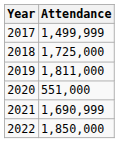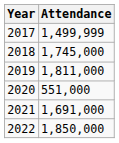(73, 52) 1,725,000 -> (73, 52) 1,745,000
(73, 109) 1,690,999 -> (73, 109) 1,691,000
